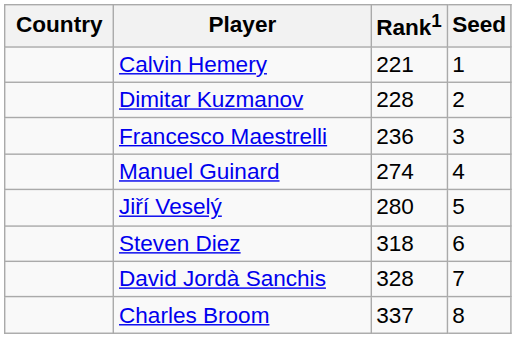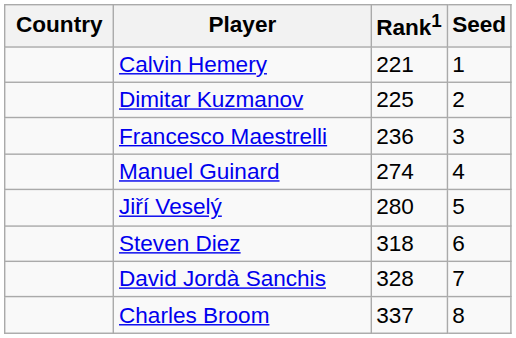(395, 100) 228 -> (395, 100) 225
